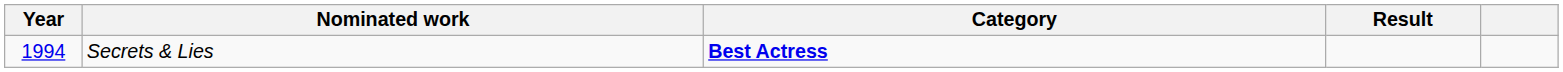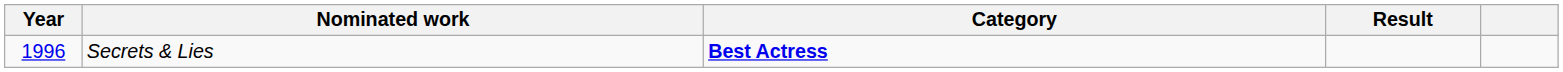(43, 51) 1994 -> (43, 51) 1996
